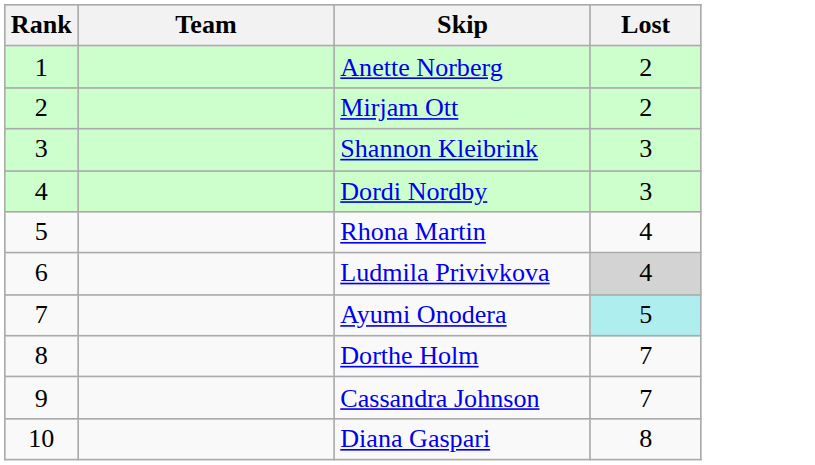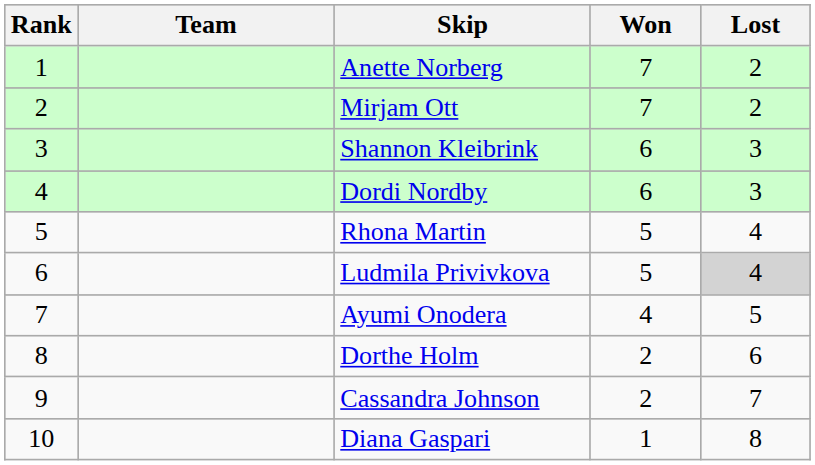+ column: (646, 25)
(646, 314) paleturquoise background -> (756, 314) no background
(646, 356) 7 -> (756, 356) 6
